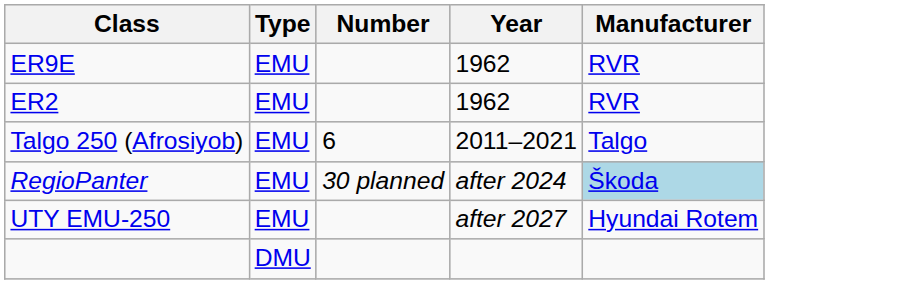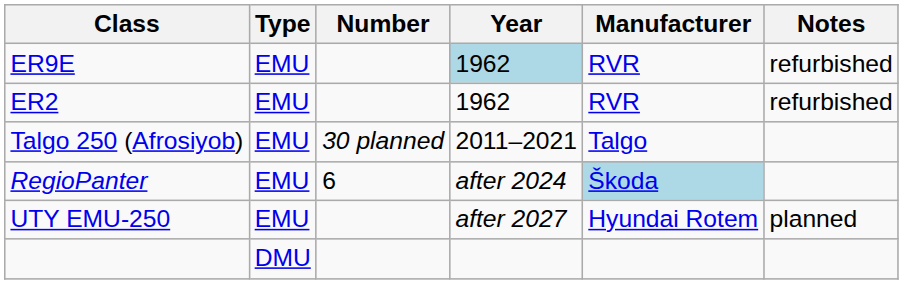+ column: (831, 24)
(483, 63) no background -> (483, 63) lightblue background
(329, 141) 6 -> (383, 141) 30 planned
(383, 180) 30 planned -> (329, 180) 6
